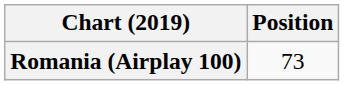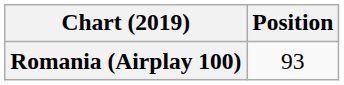(293, 60) 73 -> (293, 60) 93
